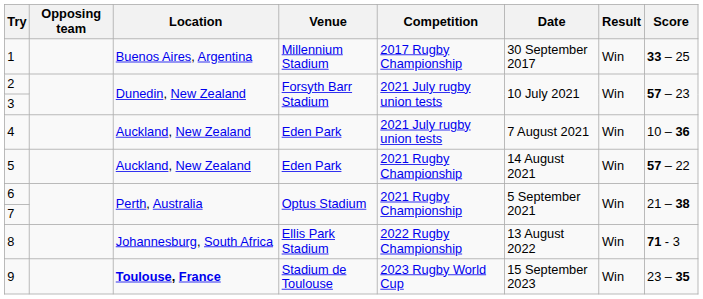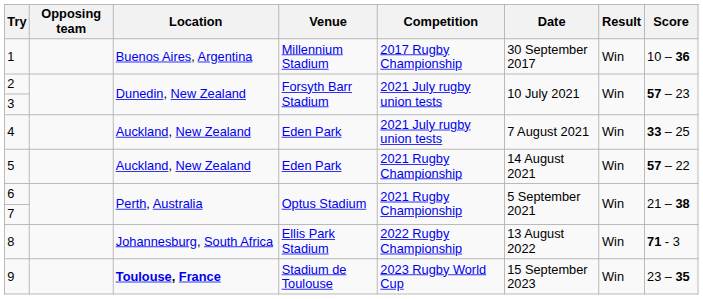(668, 56) 33 – 25 -> (668, 56) 10 – 36
(668, 131) 10 – 36 -> (668, 131) 33 – 25
